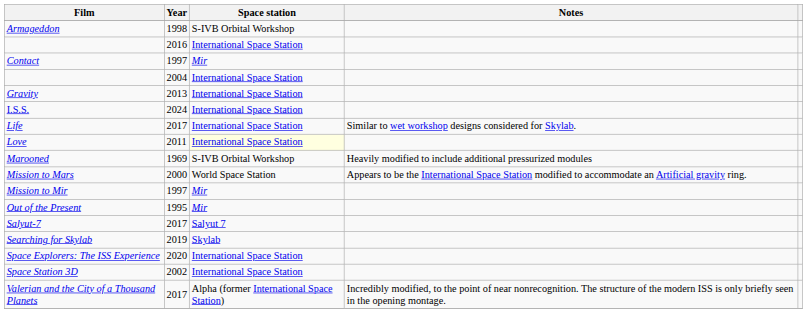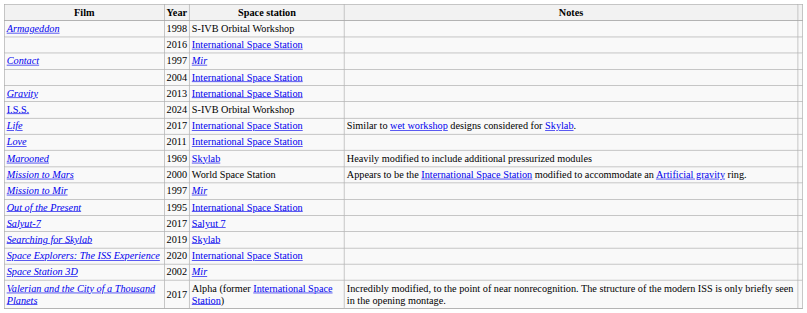(247, 110) International Space Station -> (243, 110) S-IVB Orbital Workshop
(247, 142) lightyellow background -> (247, 142) no background
(243, 158) S-IVB Orbital Workshop -> (206, 158) Skylab
(199, 207) Mir -> (247, 207) International Space Station
(247, 272) International Space Station -> (199, 272) Mir
